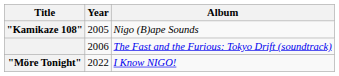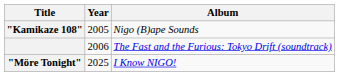(98, 63) 2022 -> (98, 63) 2025
